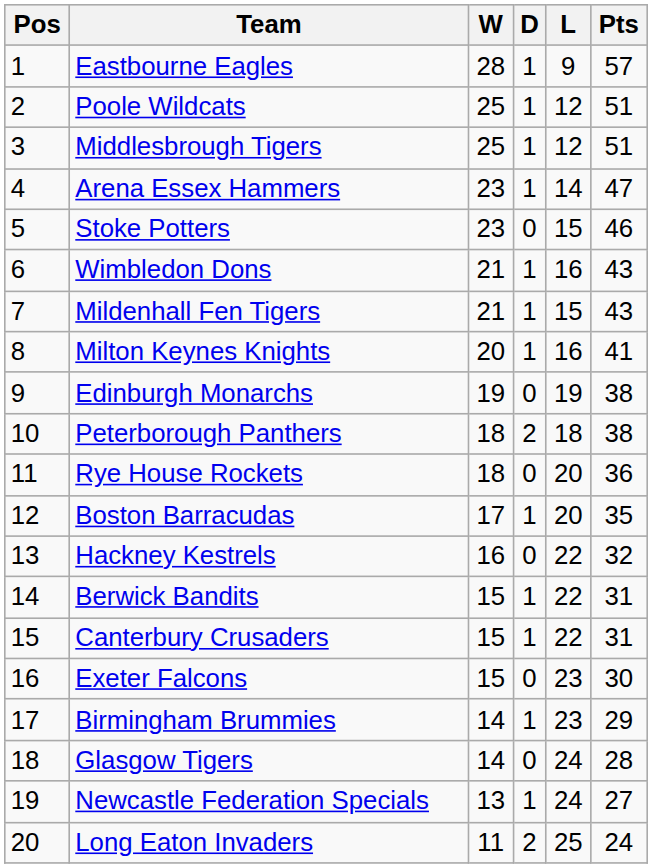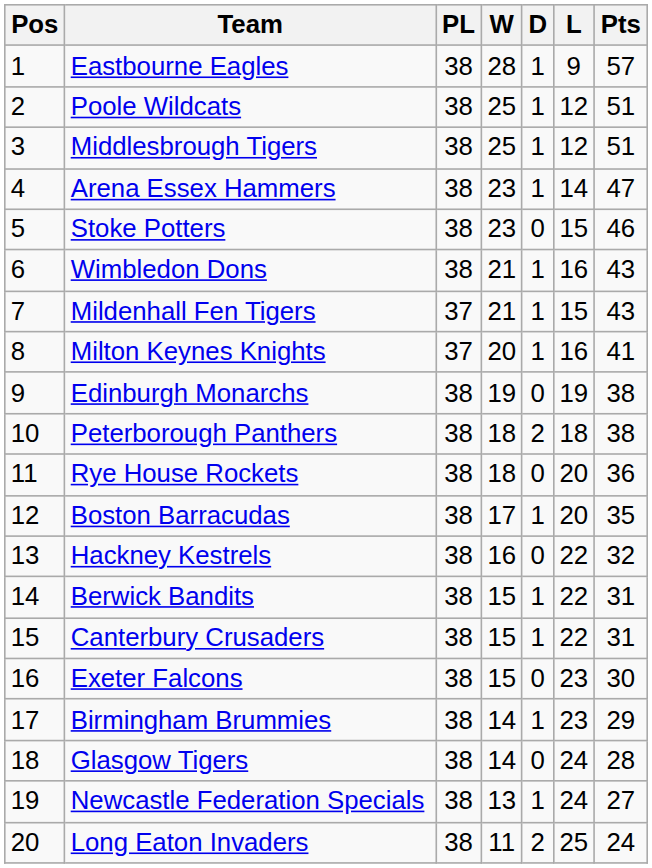+ column: (458, 24)
